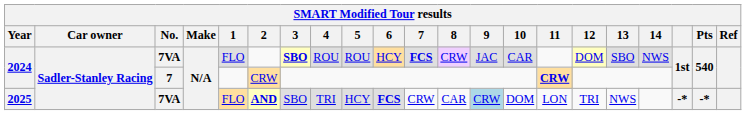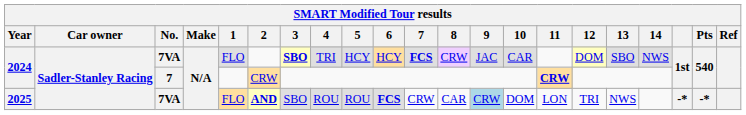(326, 56) ROU -> (326, 56) TRI
(358, 56) ROU -> (358, 56) HCY
(326, 98) TRI -> (326, 98) ROU
(358, 98) HCY -> (358, 98) ROU
